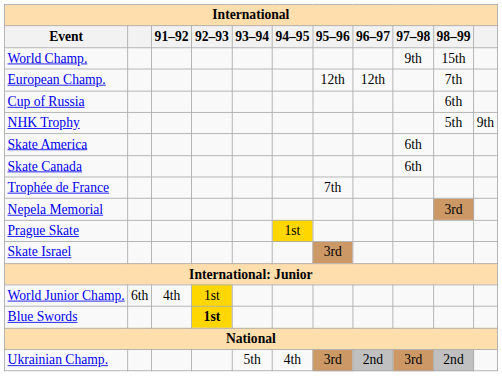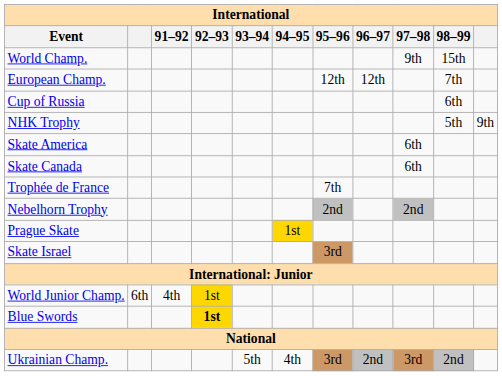+ row: (58, 209)
- row: (55, 209)
